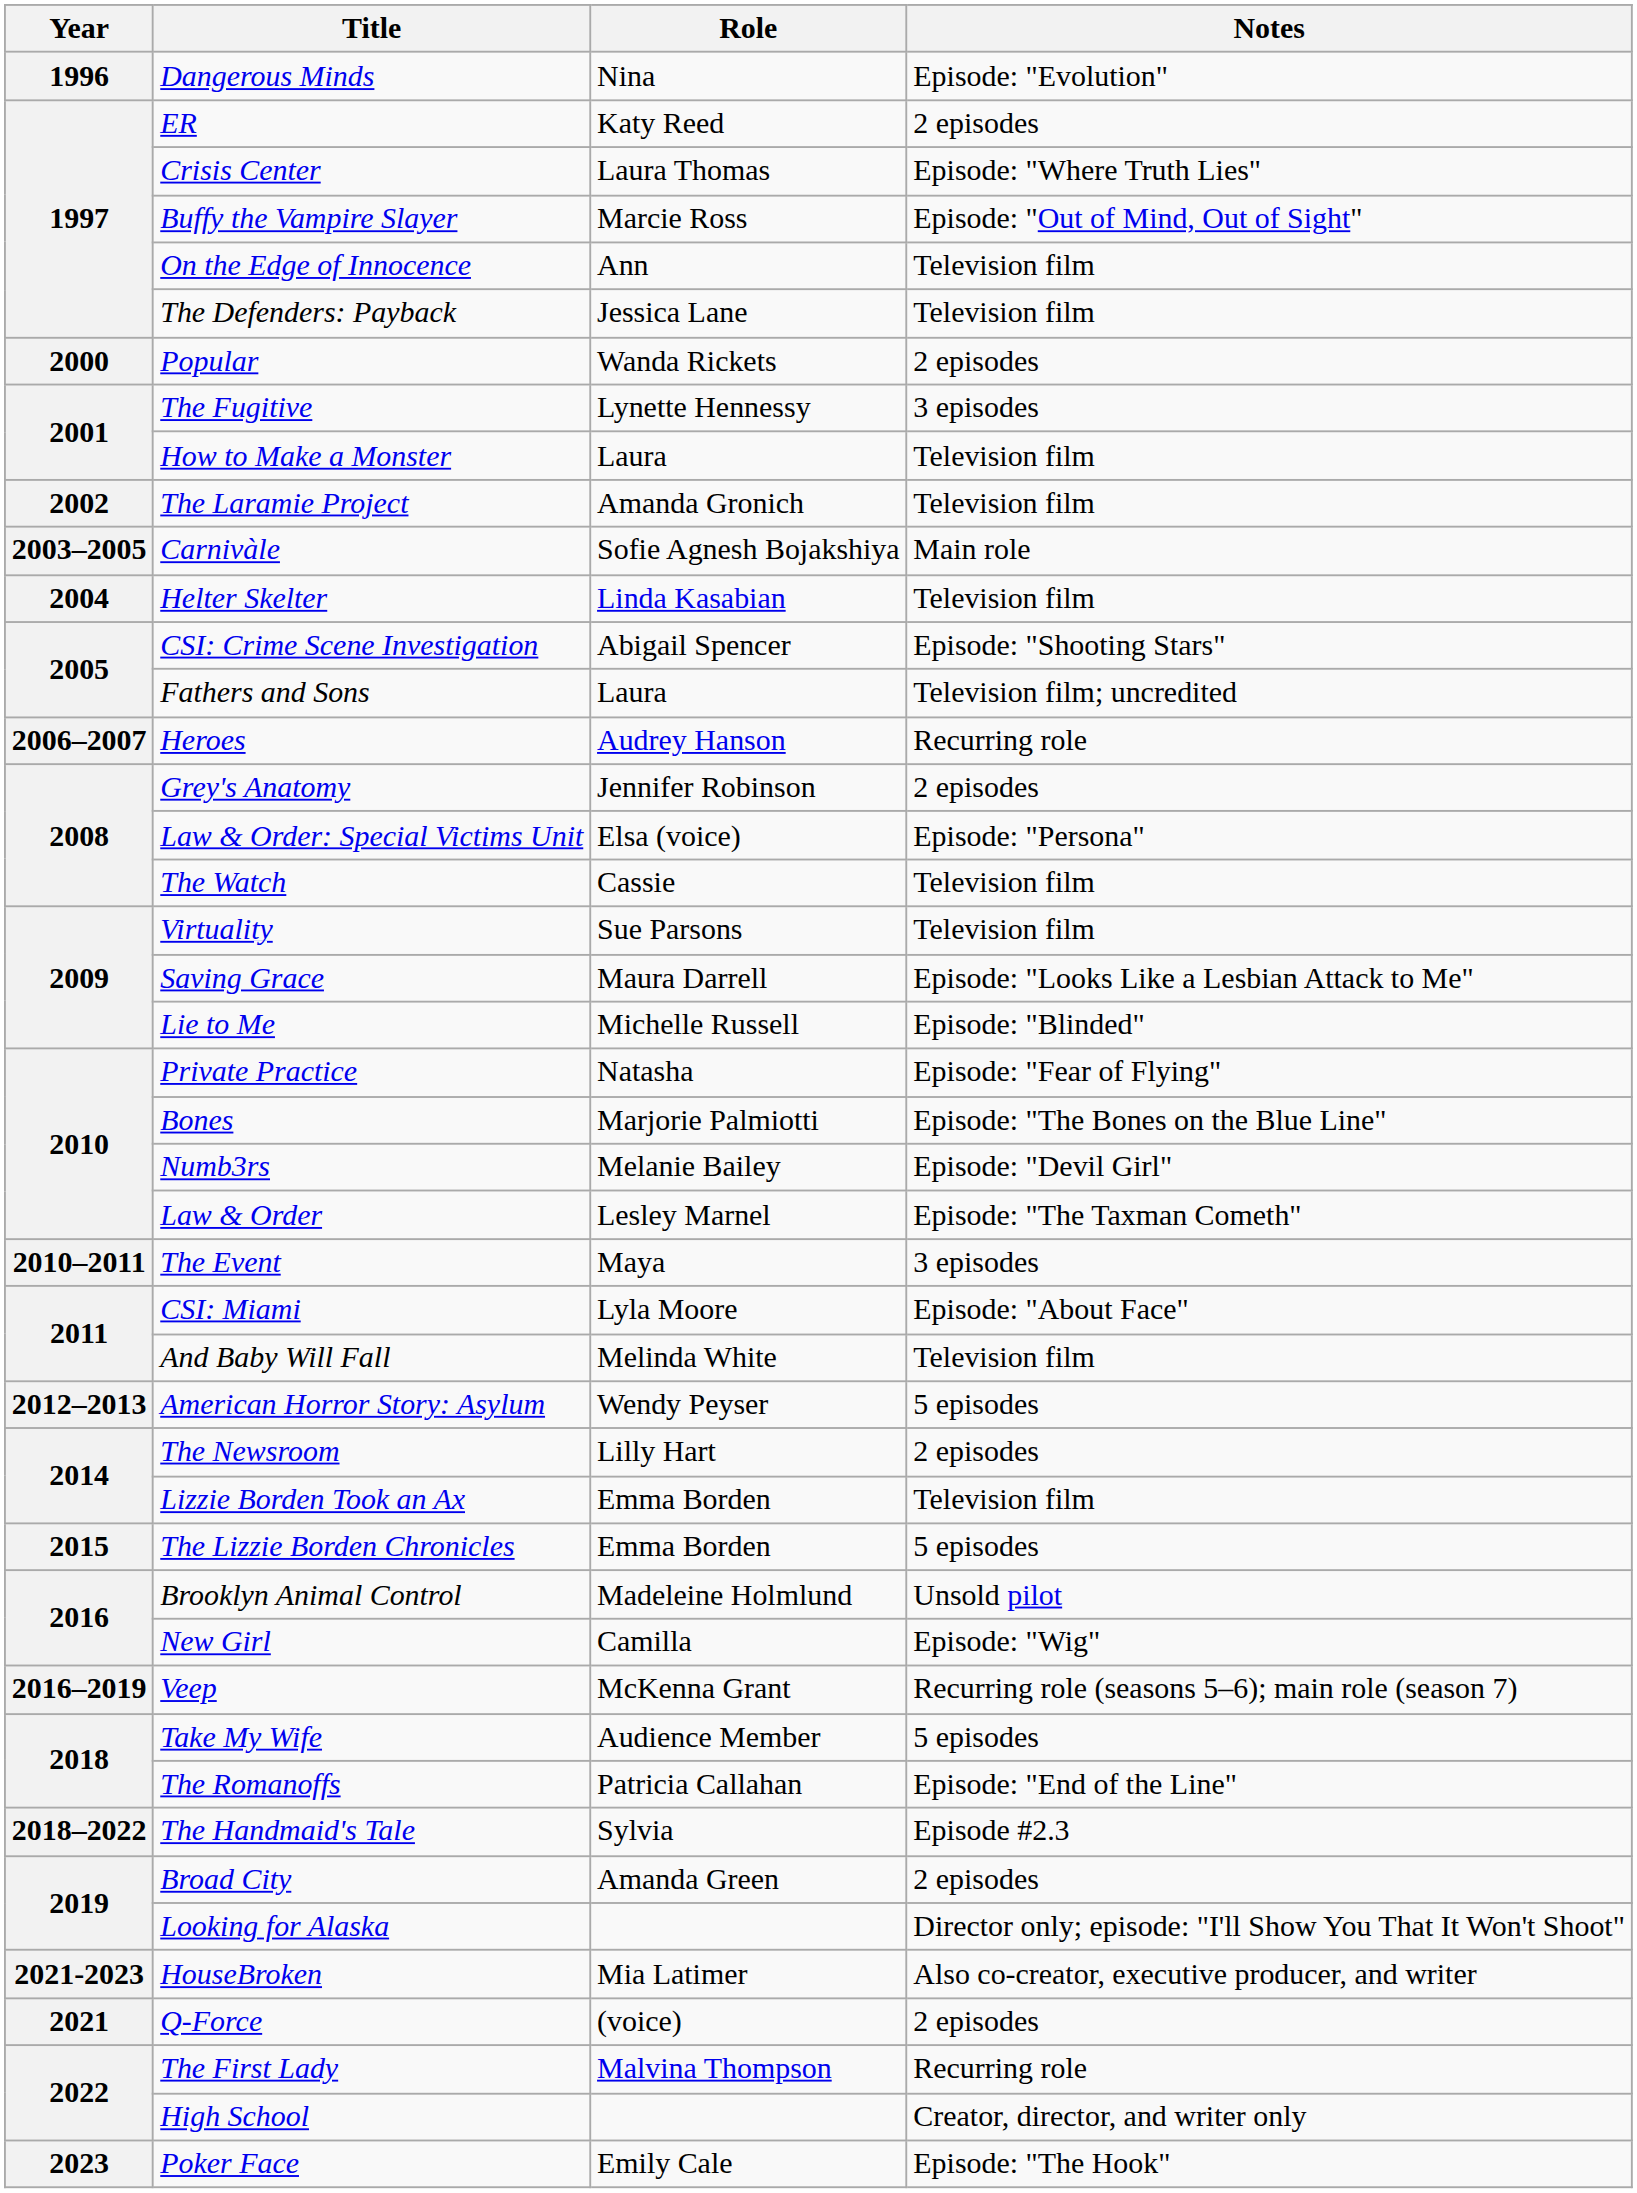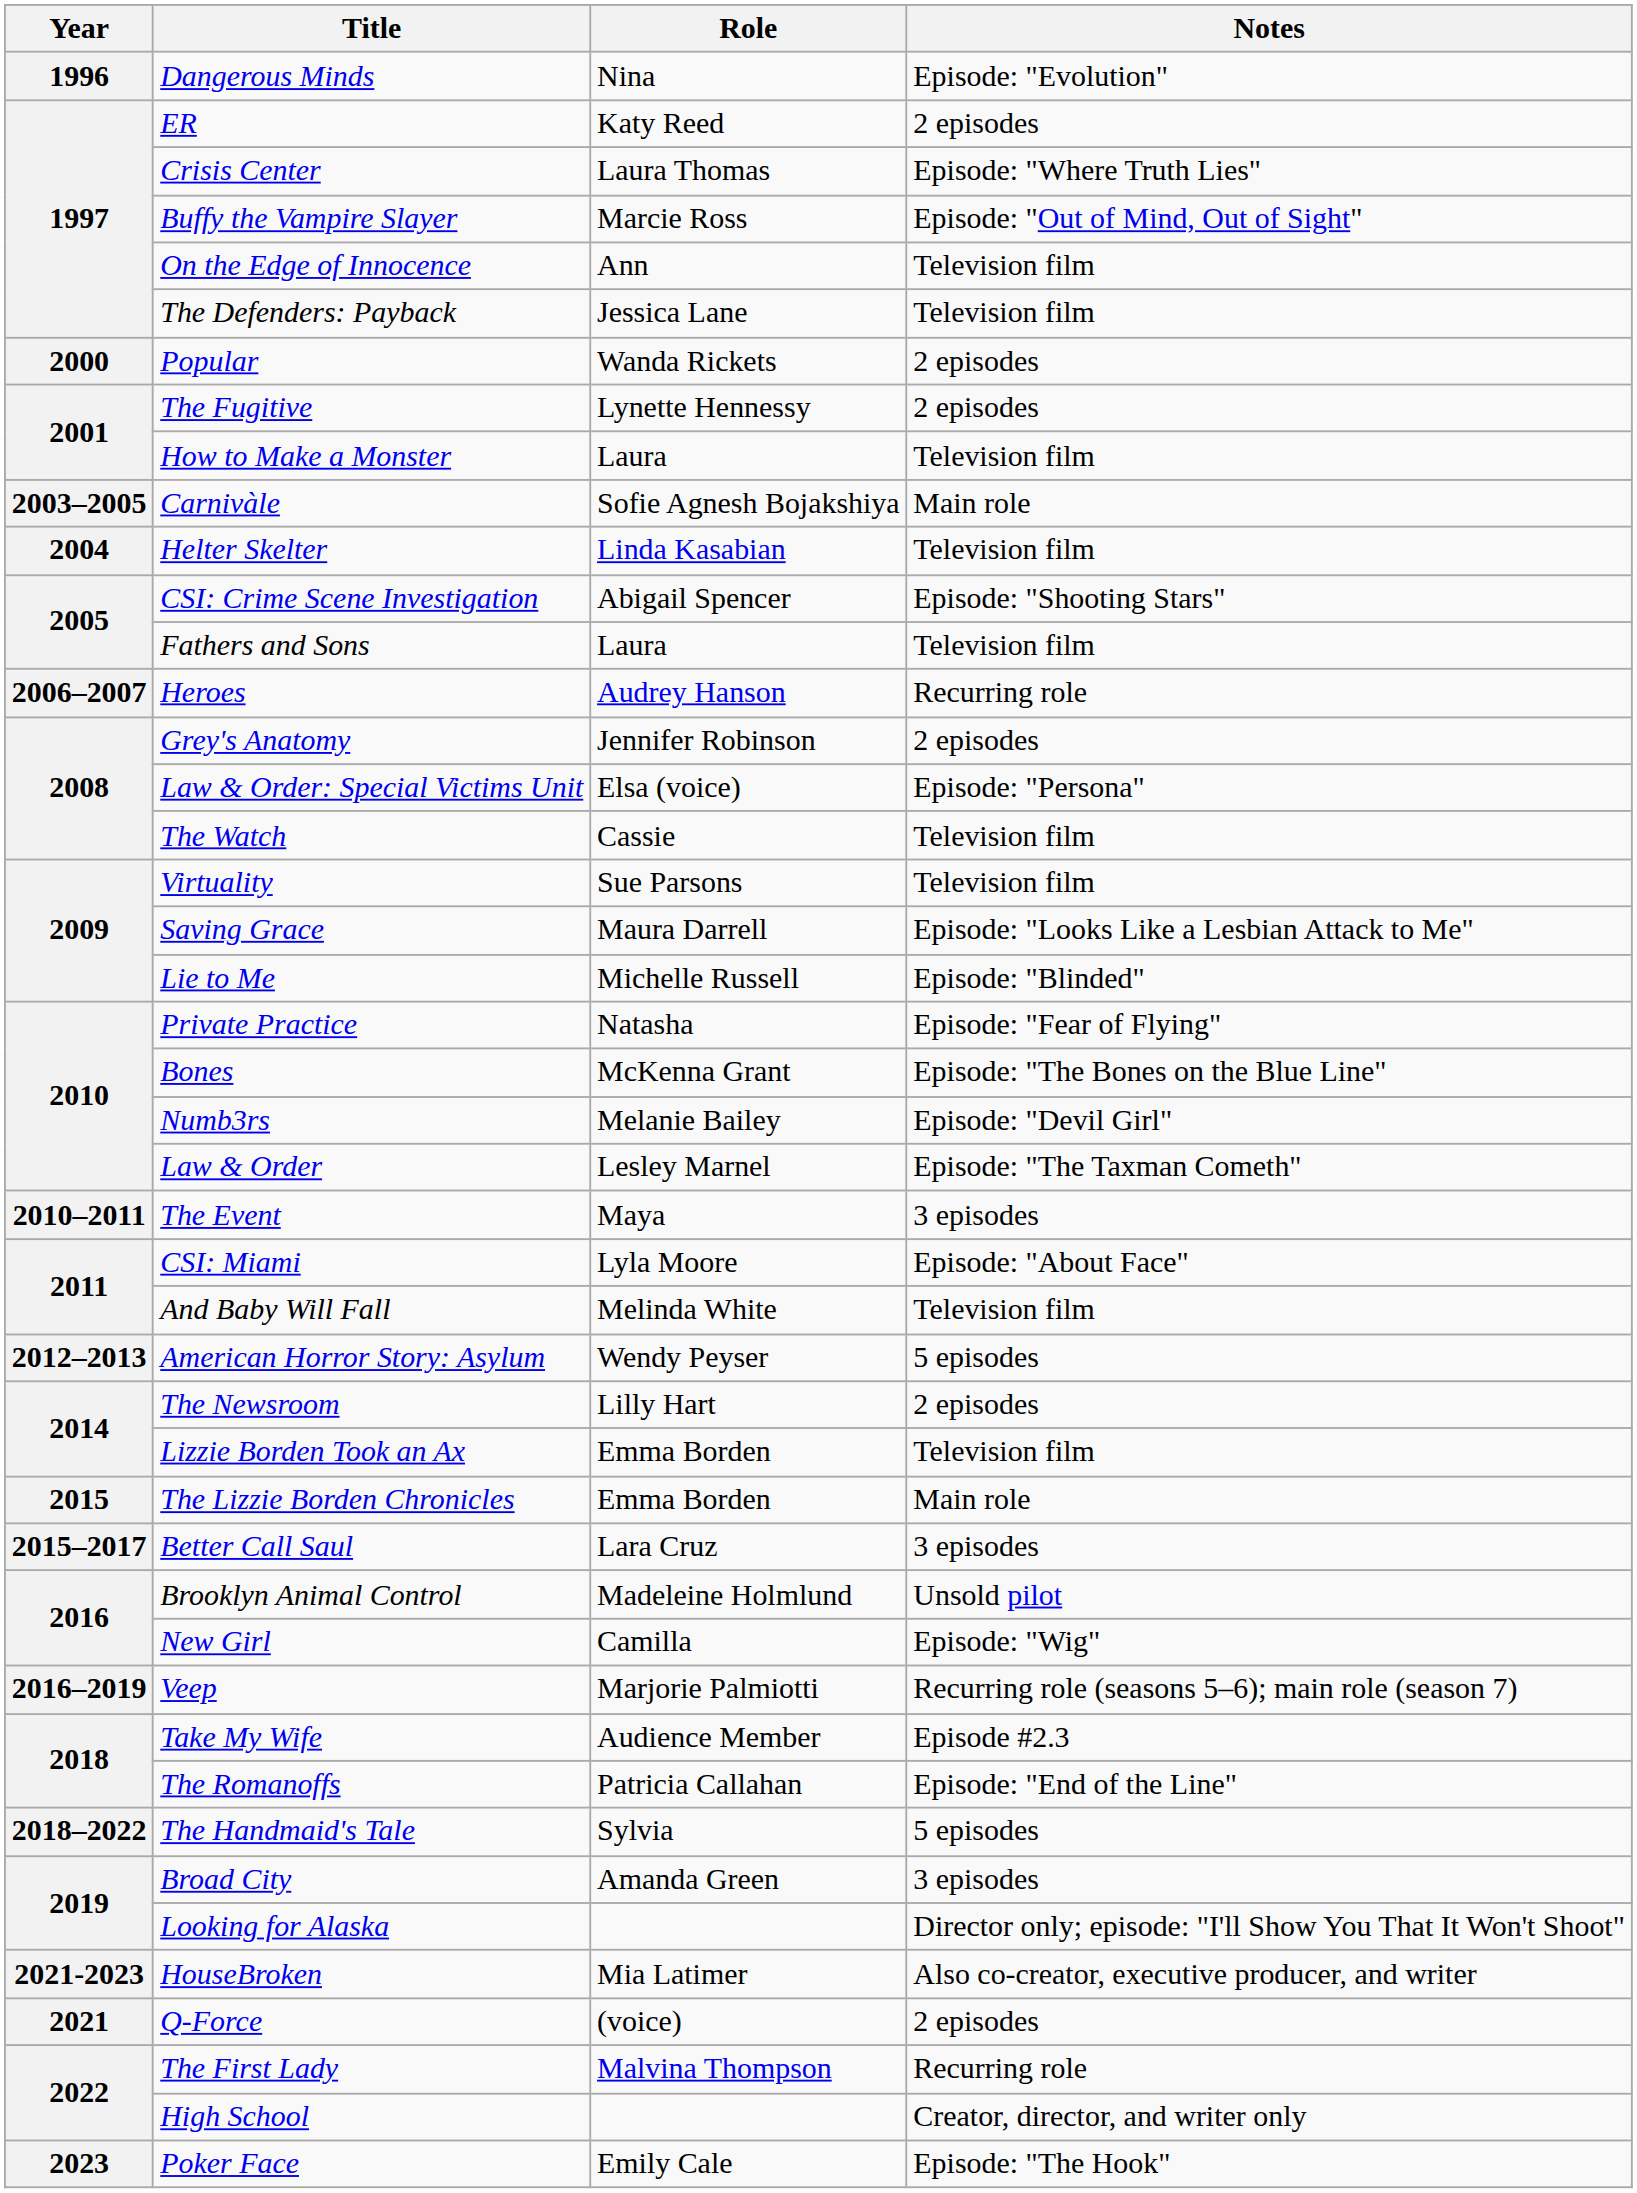(976, 407) 3 episodes -> (976, 407) 2 episodes
- row: (284, 502)
(1075, 692) Television film; uncredited -> (1004, 645) Television film
(708, 1119) Marjorie Palmiotti -> (694, 1072) McKenna Grant
(976, 1546) 5 episodes -> (972, 1499) Main role
+ row: (257, 1546)
(694, 1689) McKenna Grant -> (708, 1689) Marjorie Palmiotti
(976, 1736) 5 episodes -> (991, 1736) Episode #2.3
(991, 1831) Episode #2.3 -> (976, 1831) 5 episodes
(976, 1878) 2 episodes -> (976, 1878) 3 episodes
